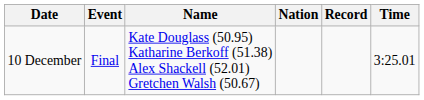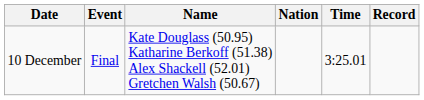columns swapped: (395, 15) <-> (346, 15)
